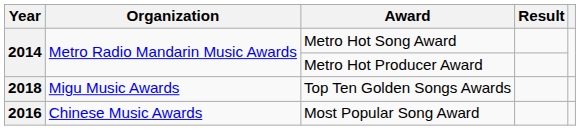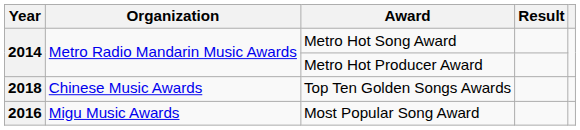(114, 88) Migu Music Awards -> (126, 88) Chinese Music Awards
(126, 112) Chinese Music Awards -> (114, 112) Migu Music Awards
